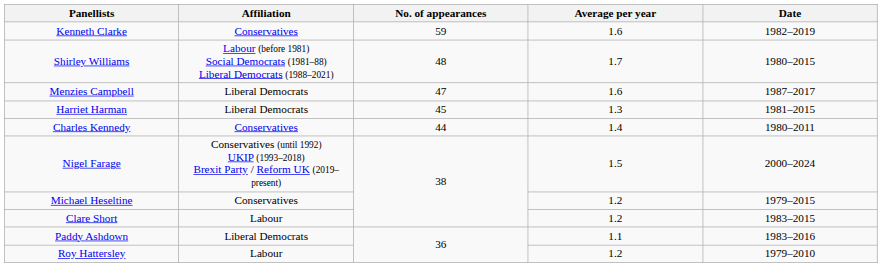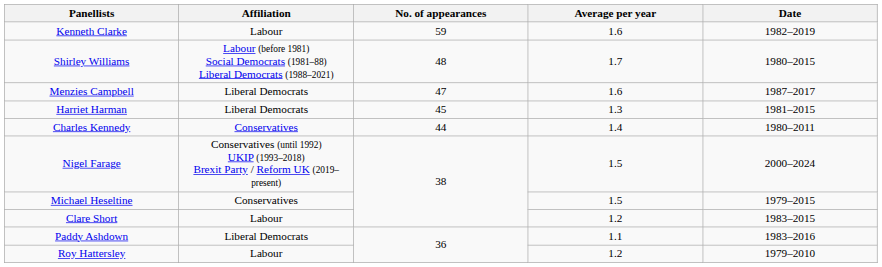(266, 31) Conservatives -> (266, 31) Labour
(615, 200) 1.2 -> (615, 200) 1.5
